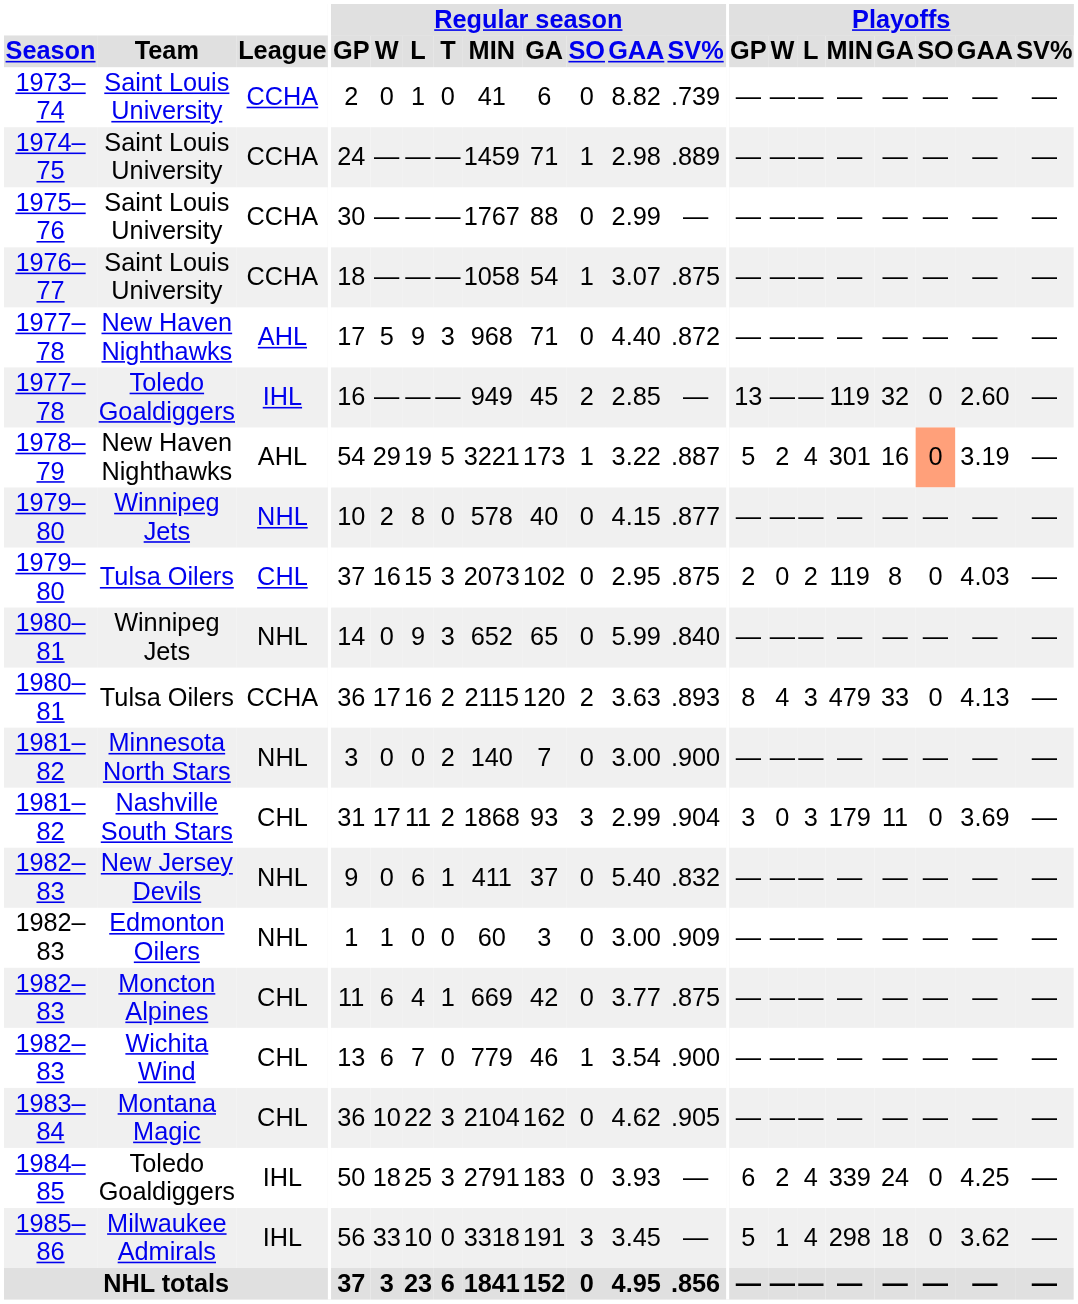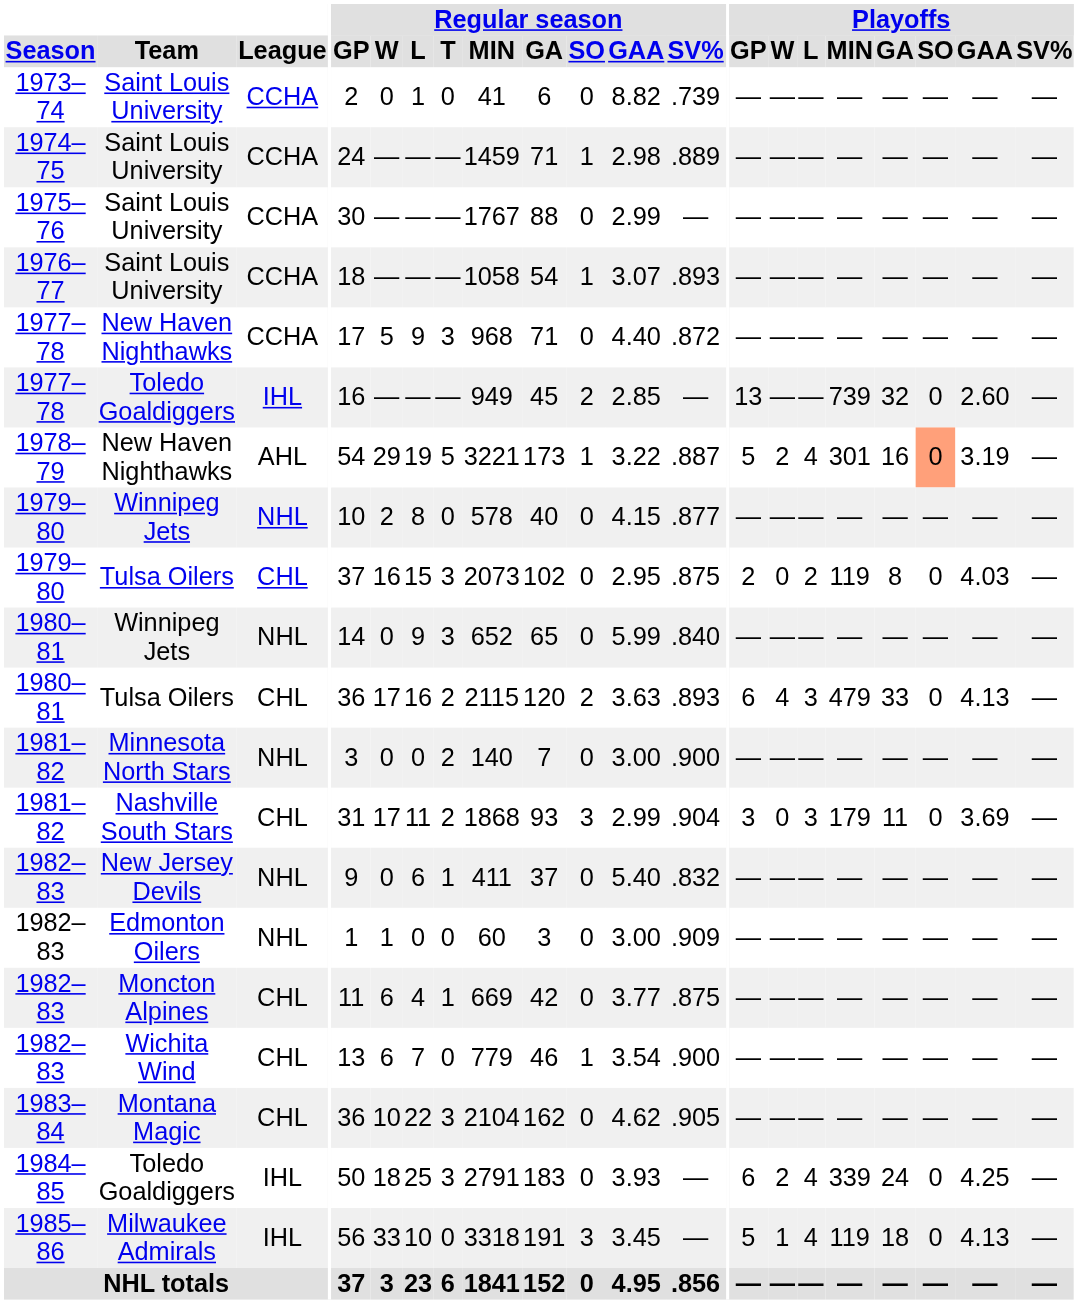(696, 277) .875 -> (696, 277) .893
(282, 337) AHL -> (282, 337) CCHA
(850, 397) 119 -> (850, 397) 739
(282, 697) CCHA -> (282, 697) CHL
(748, 697) 8 -> (748, 697) 6
(850, 1237) 298 -> (850, 1237) 119
(985, 1237) 3.62 -> (985, 1237) 4.13
